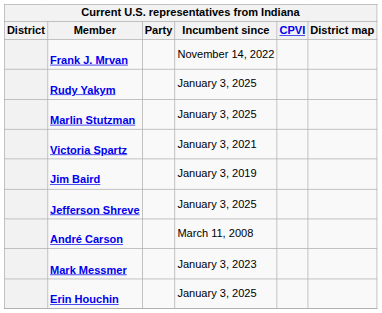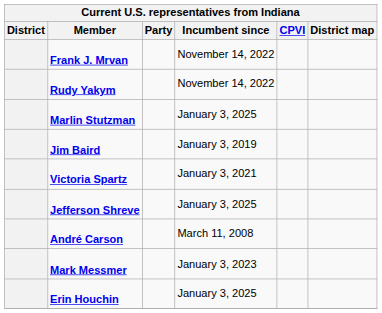(217, 84) January 3, 2025 -> (226, 84) November 14, 2022
rows swapped: (75, 180) <-> (89, 150)
